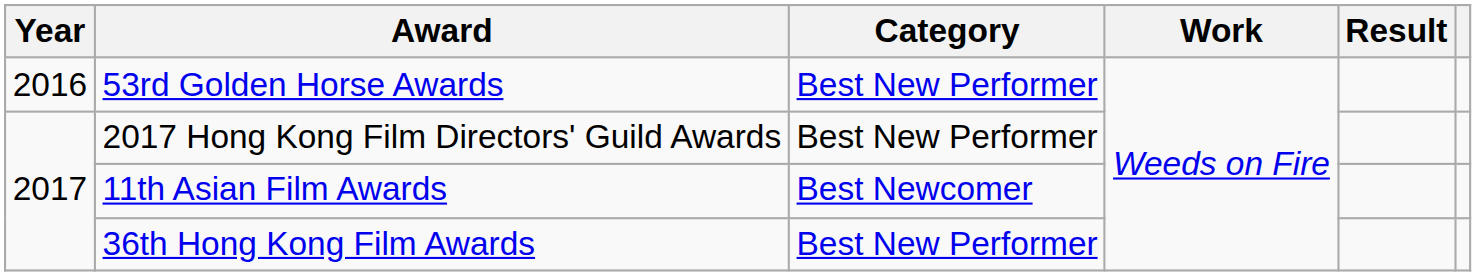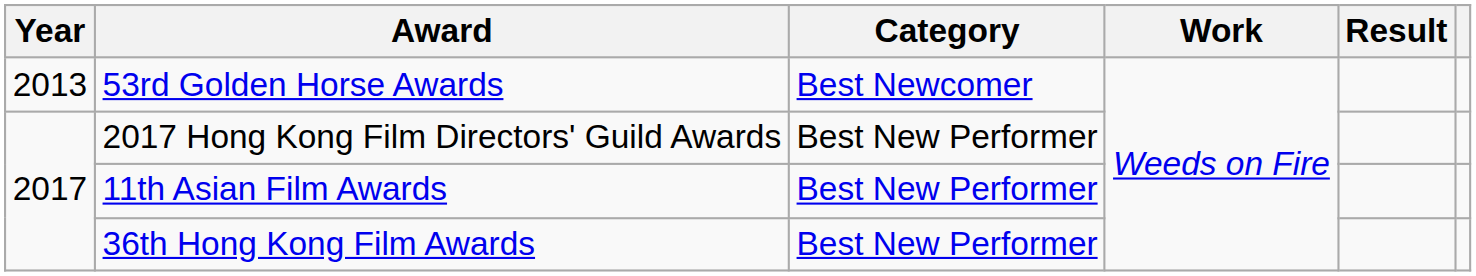(50, 84) 2016 -> (50, 84) 2013
(947, 84) Best New Performer -> (915, 84) Best Newcomer
(915, 190) Best Newcomer -> (947, 190) Best New Performer
